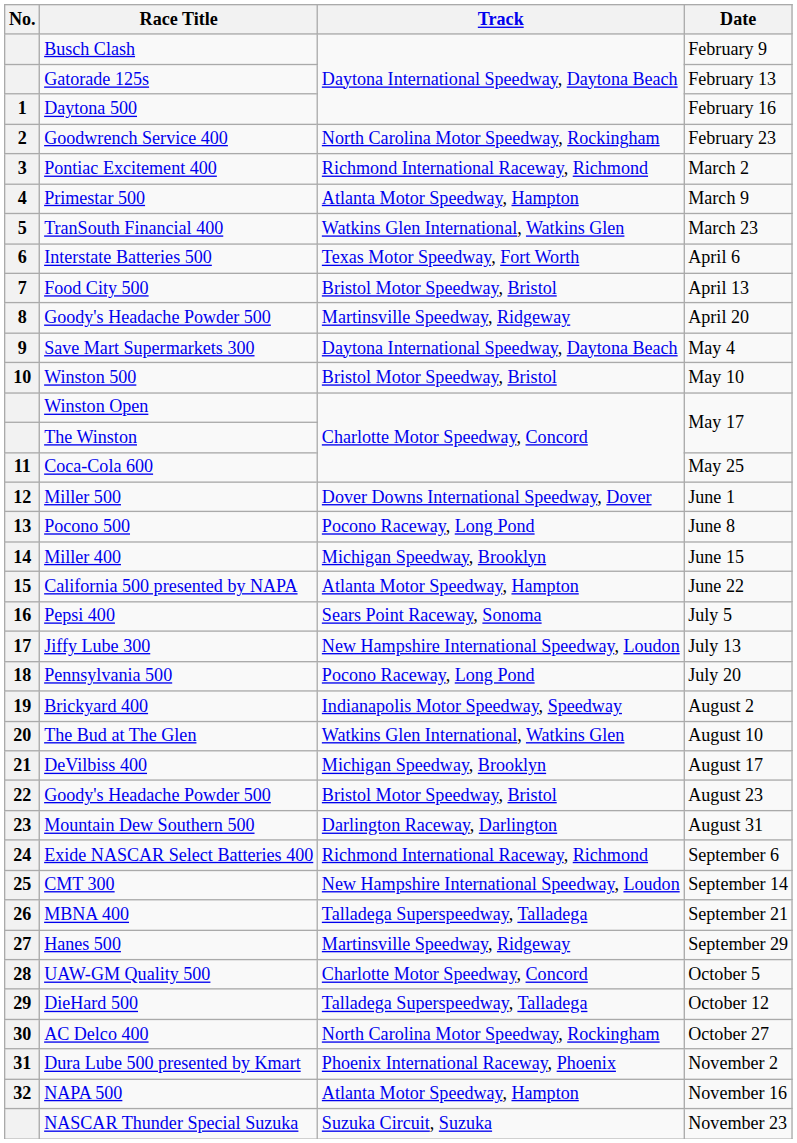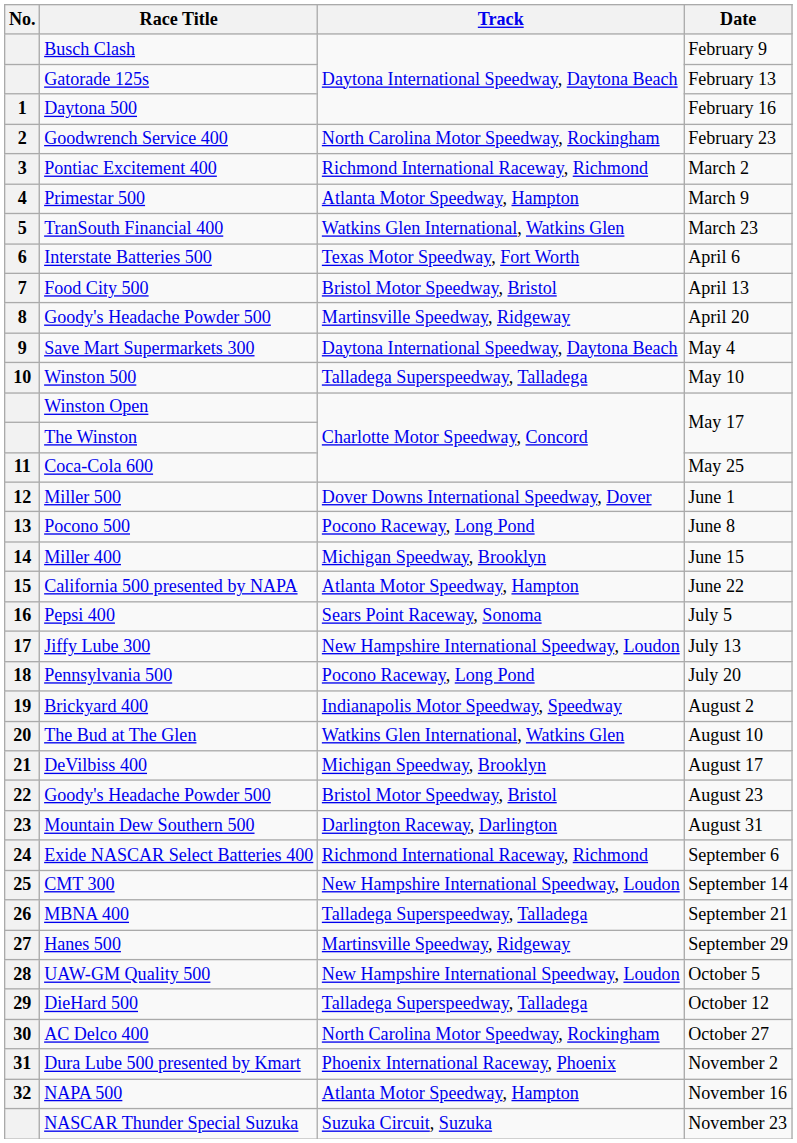(439, 377) Bristol Motor Speedway, Bristol -> (455, 377) Talladega Superspeedway, Talladega
(455, 973) Charlotte Motor Speedway, Concord -> (501, 973) New Hampshire International Speedway, Loudon
